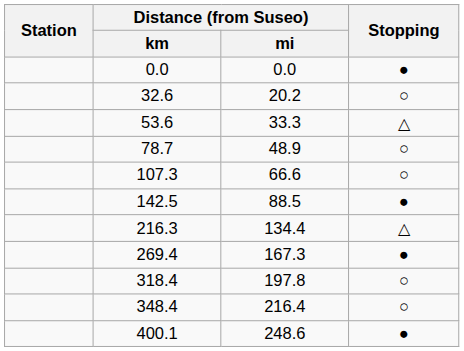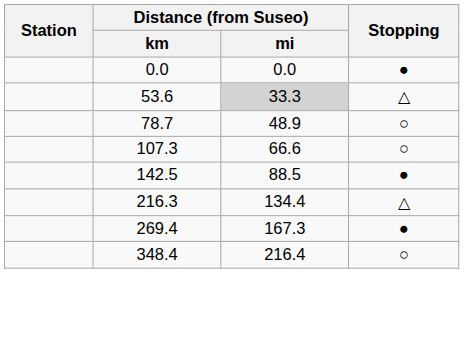- row: (157, 95)
(285, 122) no background -> (285, 96) lightgrey background
- row: (157, 280)
- row: (157, 333)
